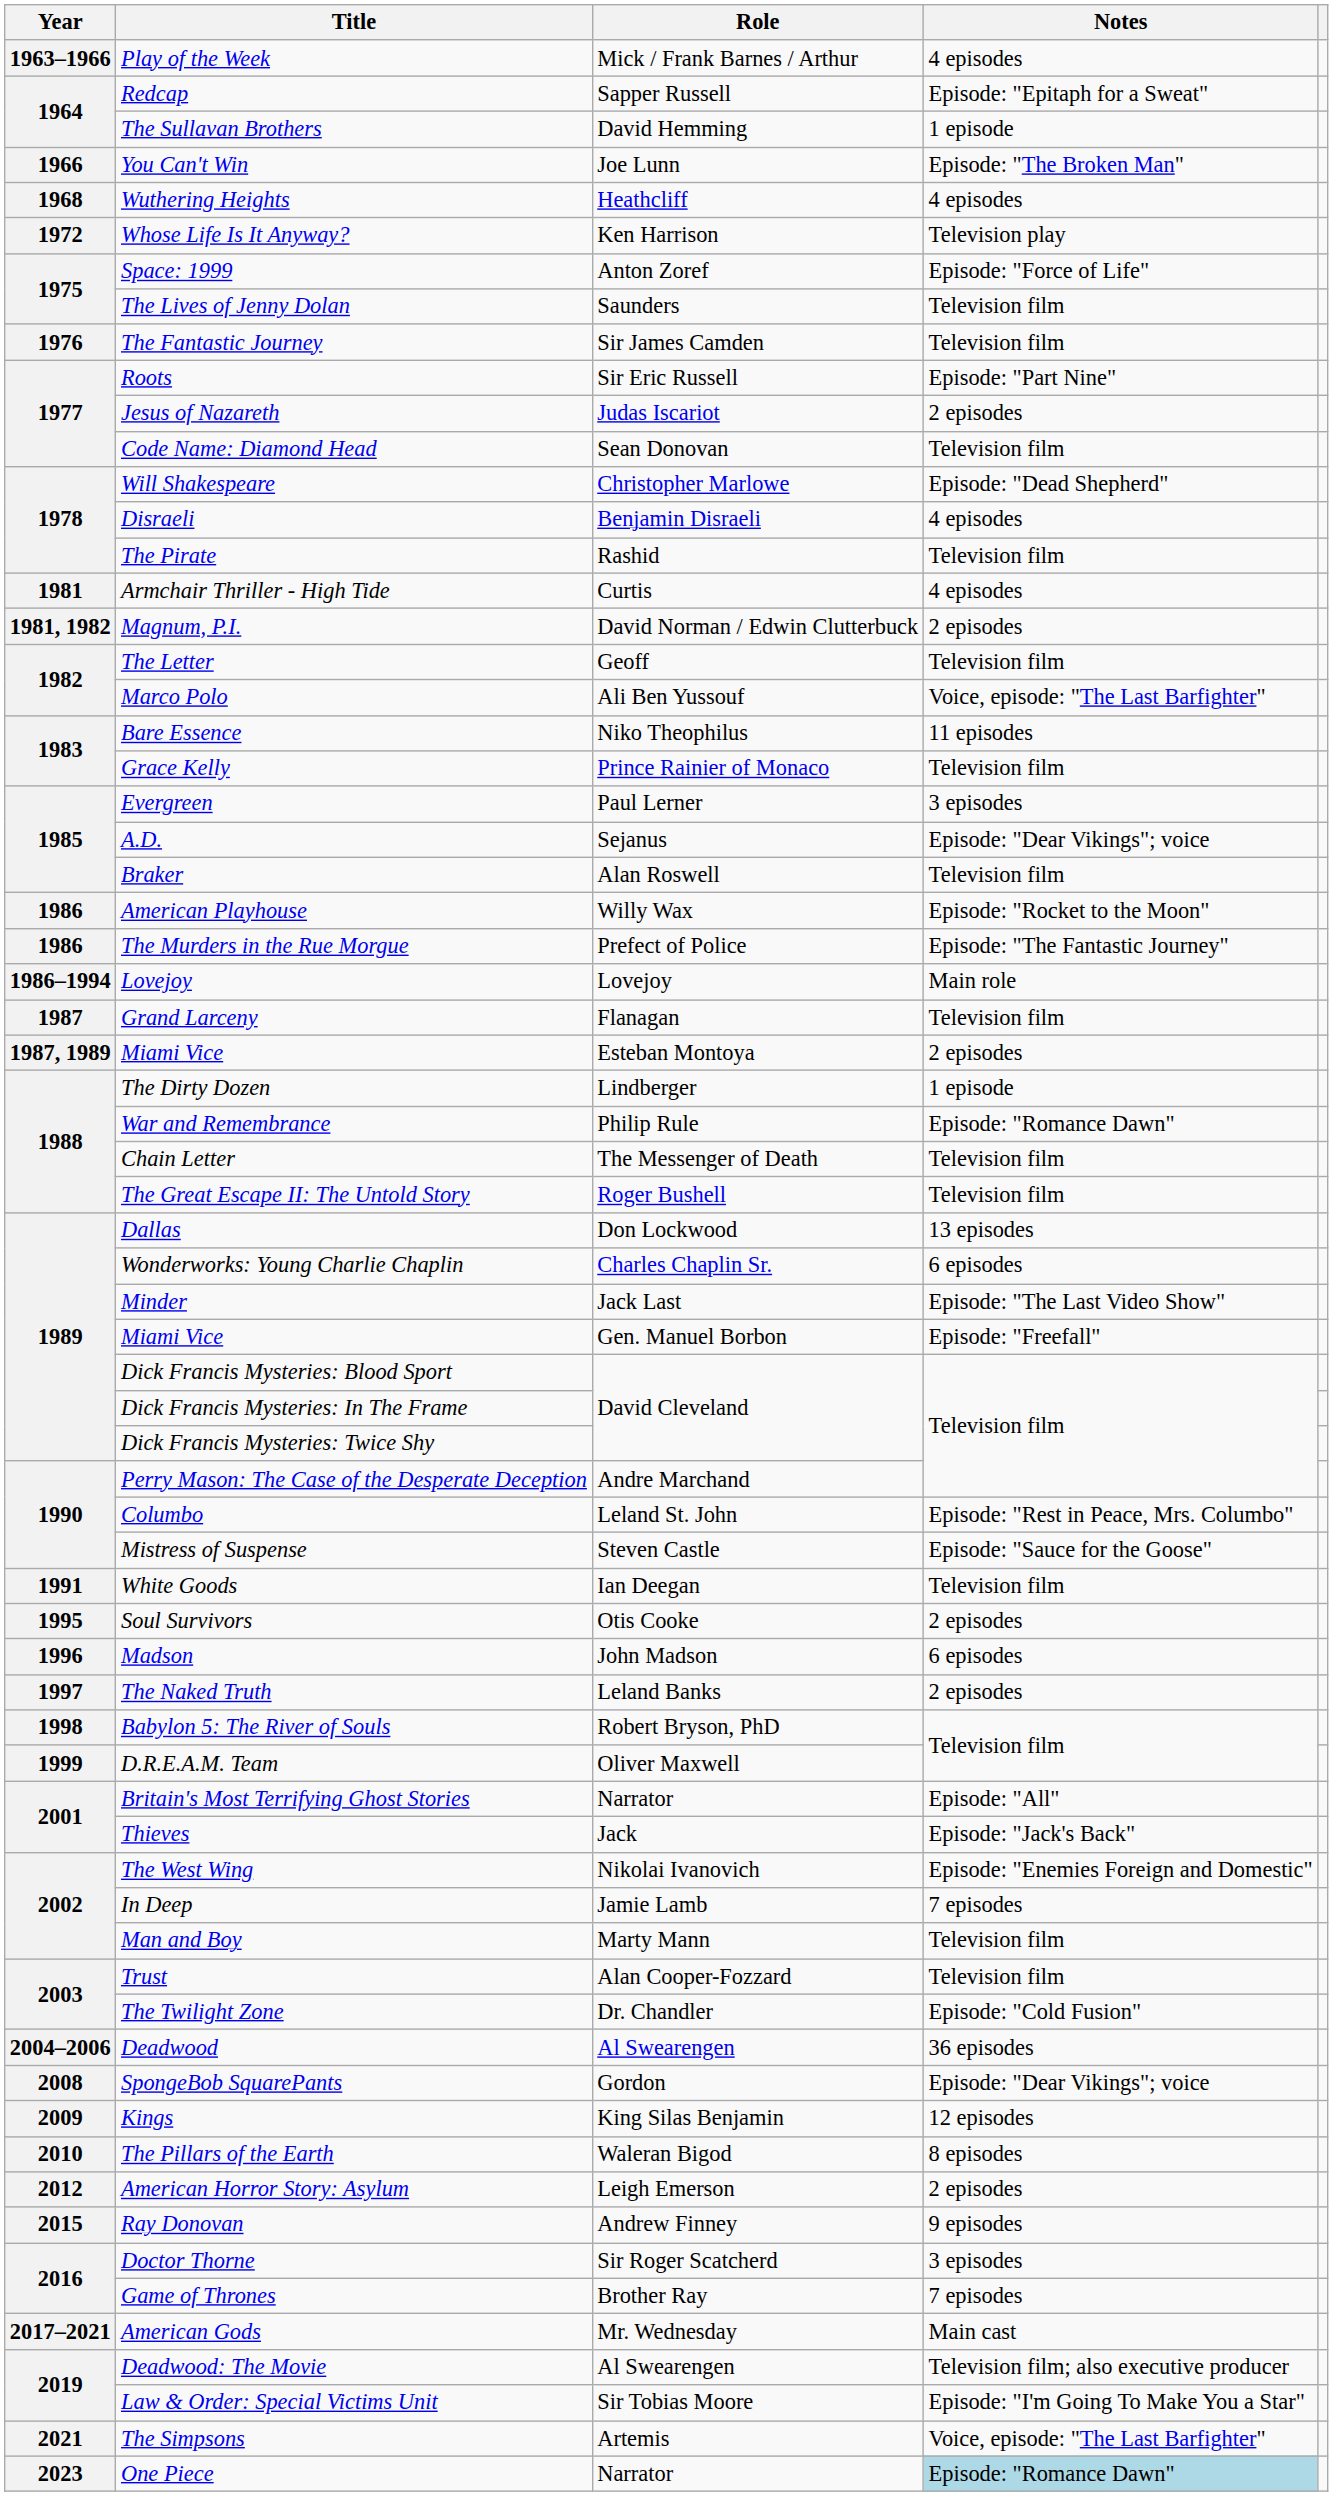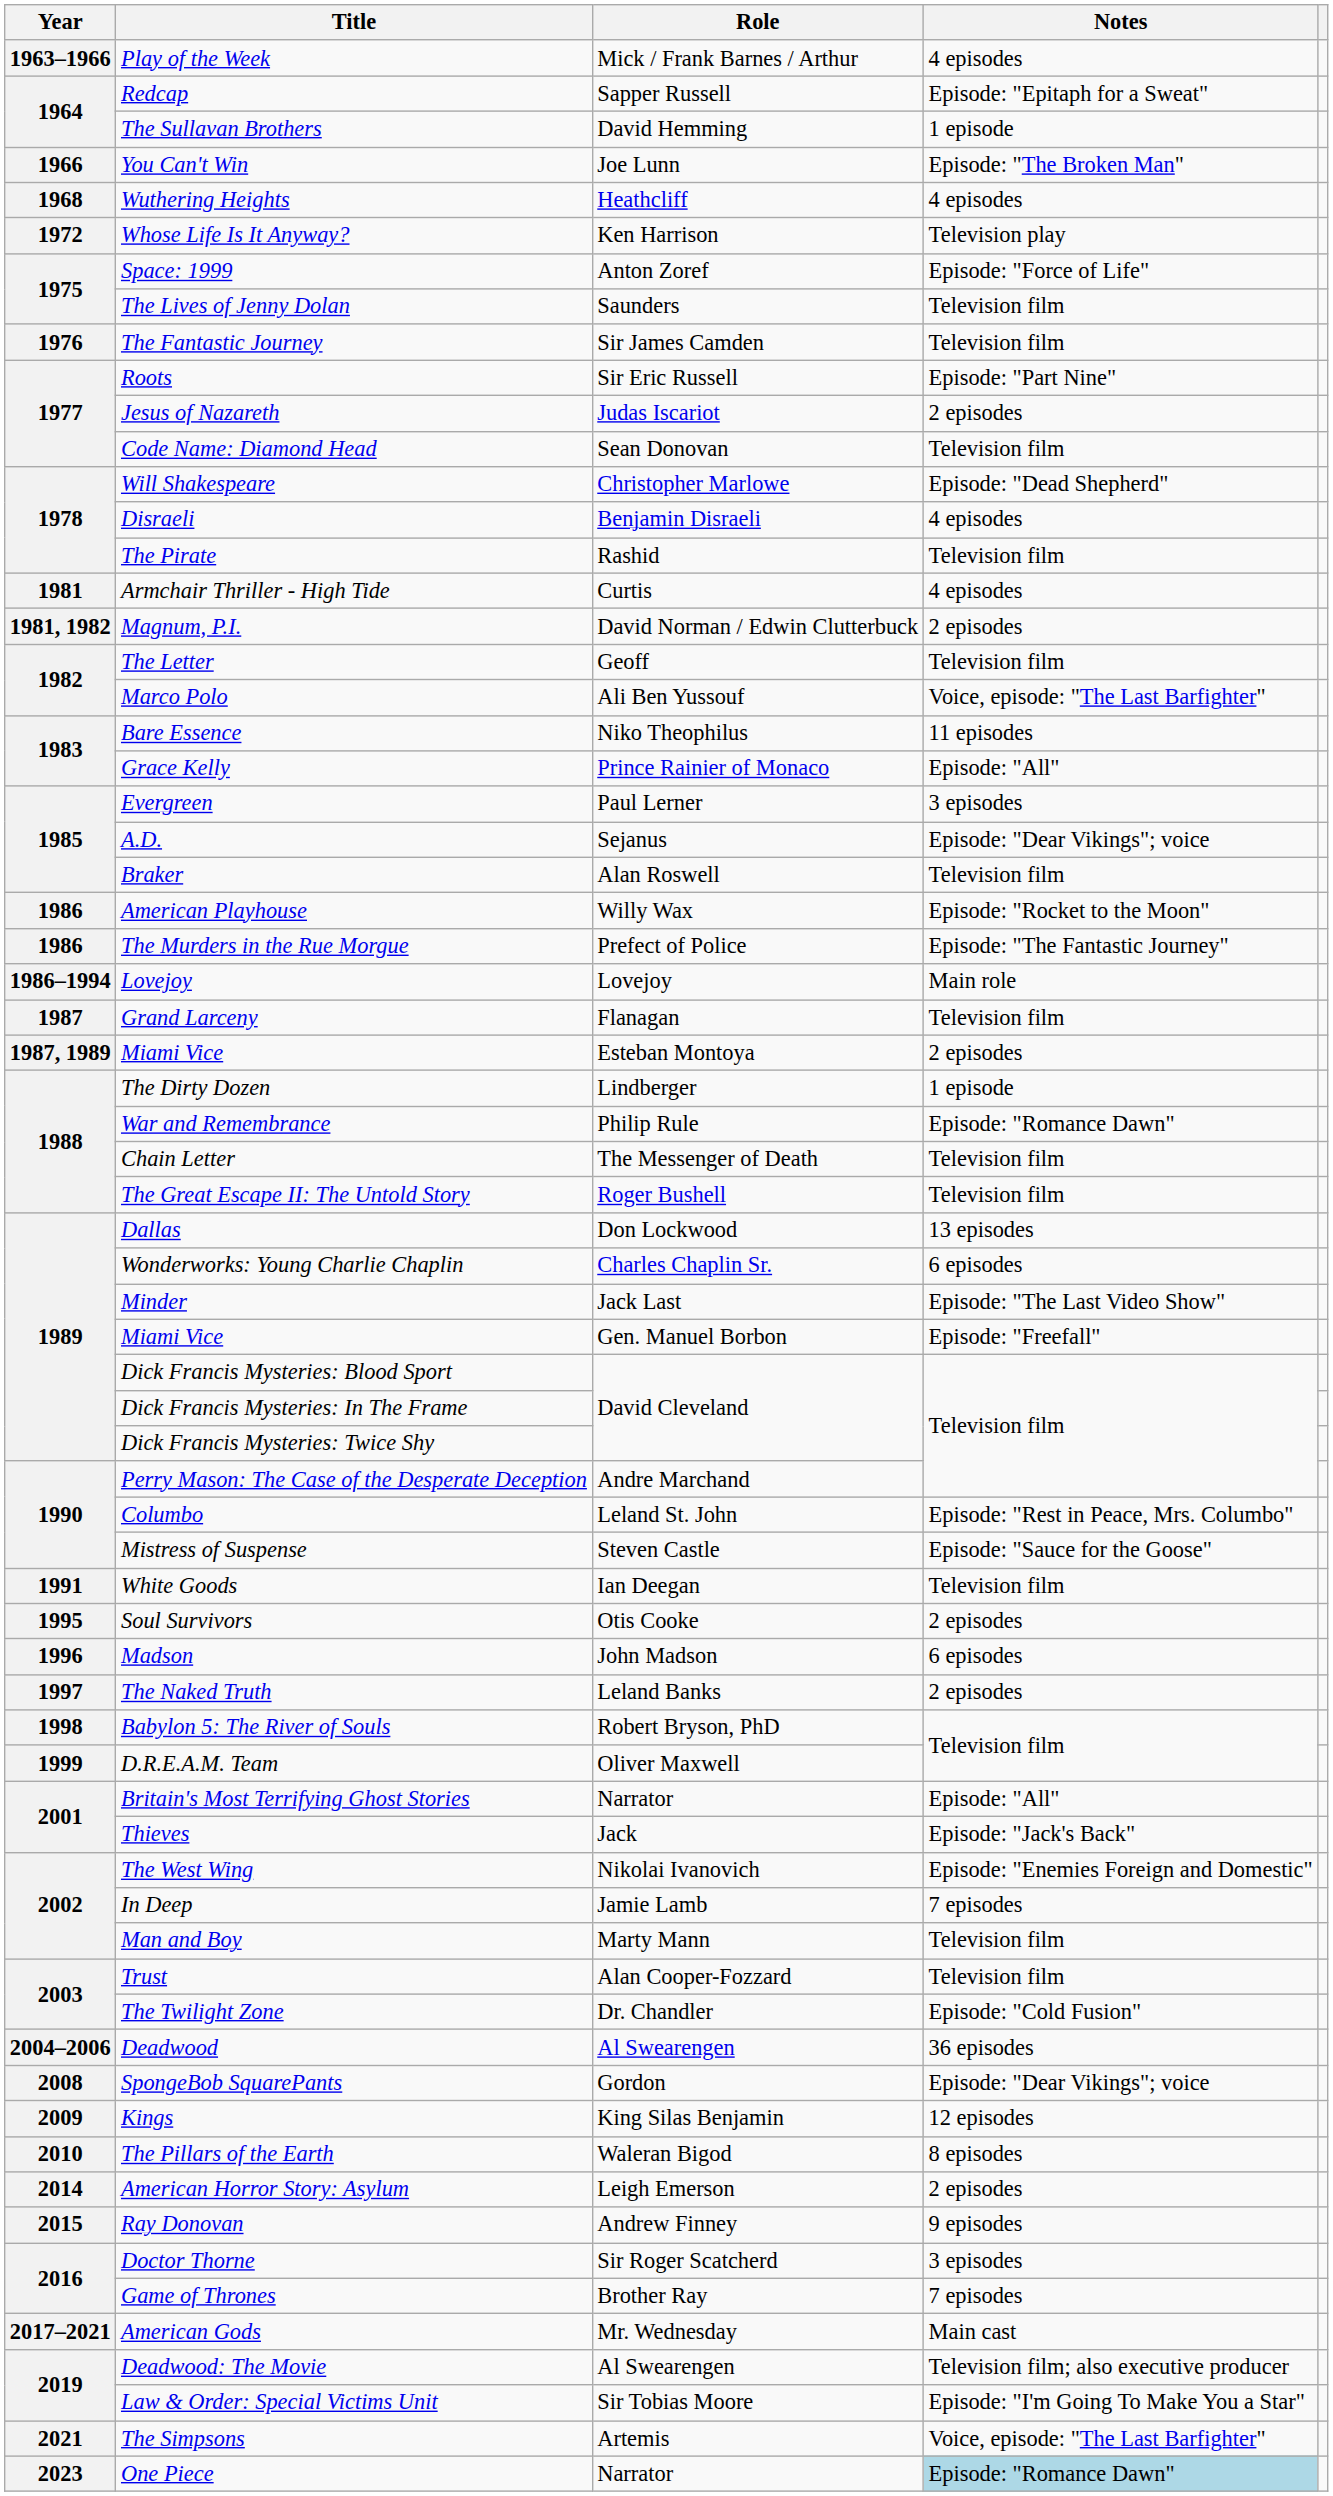(997, 768) Television film -> (994, 768) Episode: "All"
(60, 2189) 2012 -> (60, 2189) 2014
